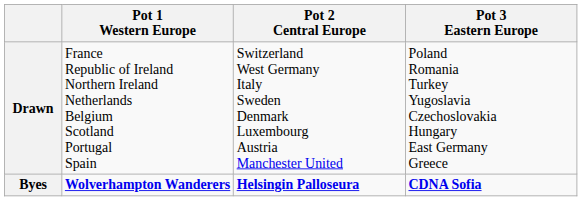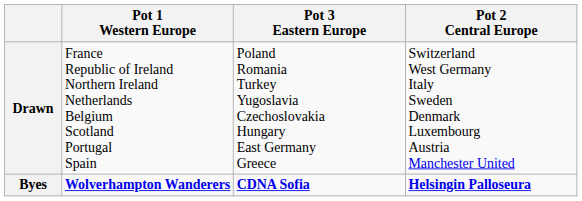columns swapped: (319, 23) <-> (491, 23)
